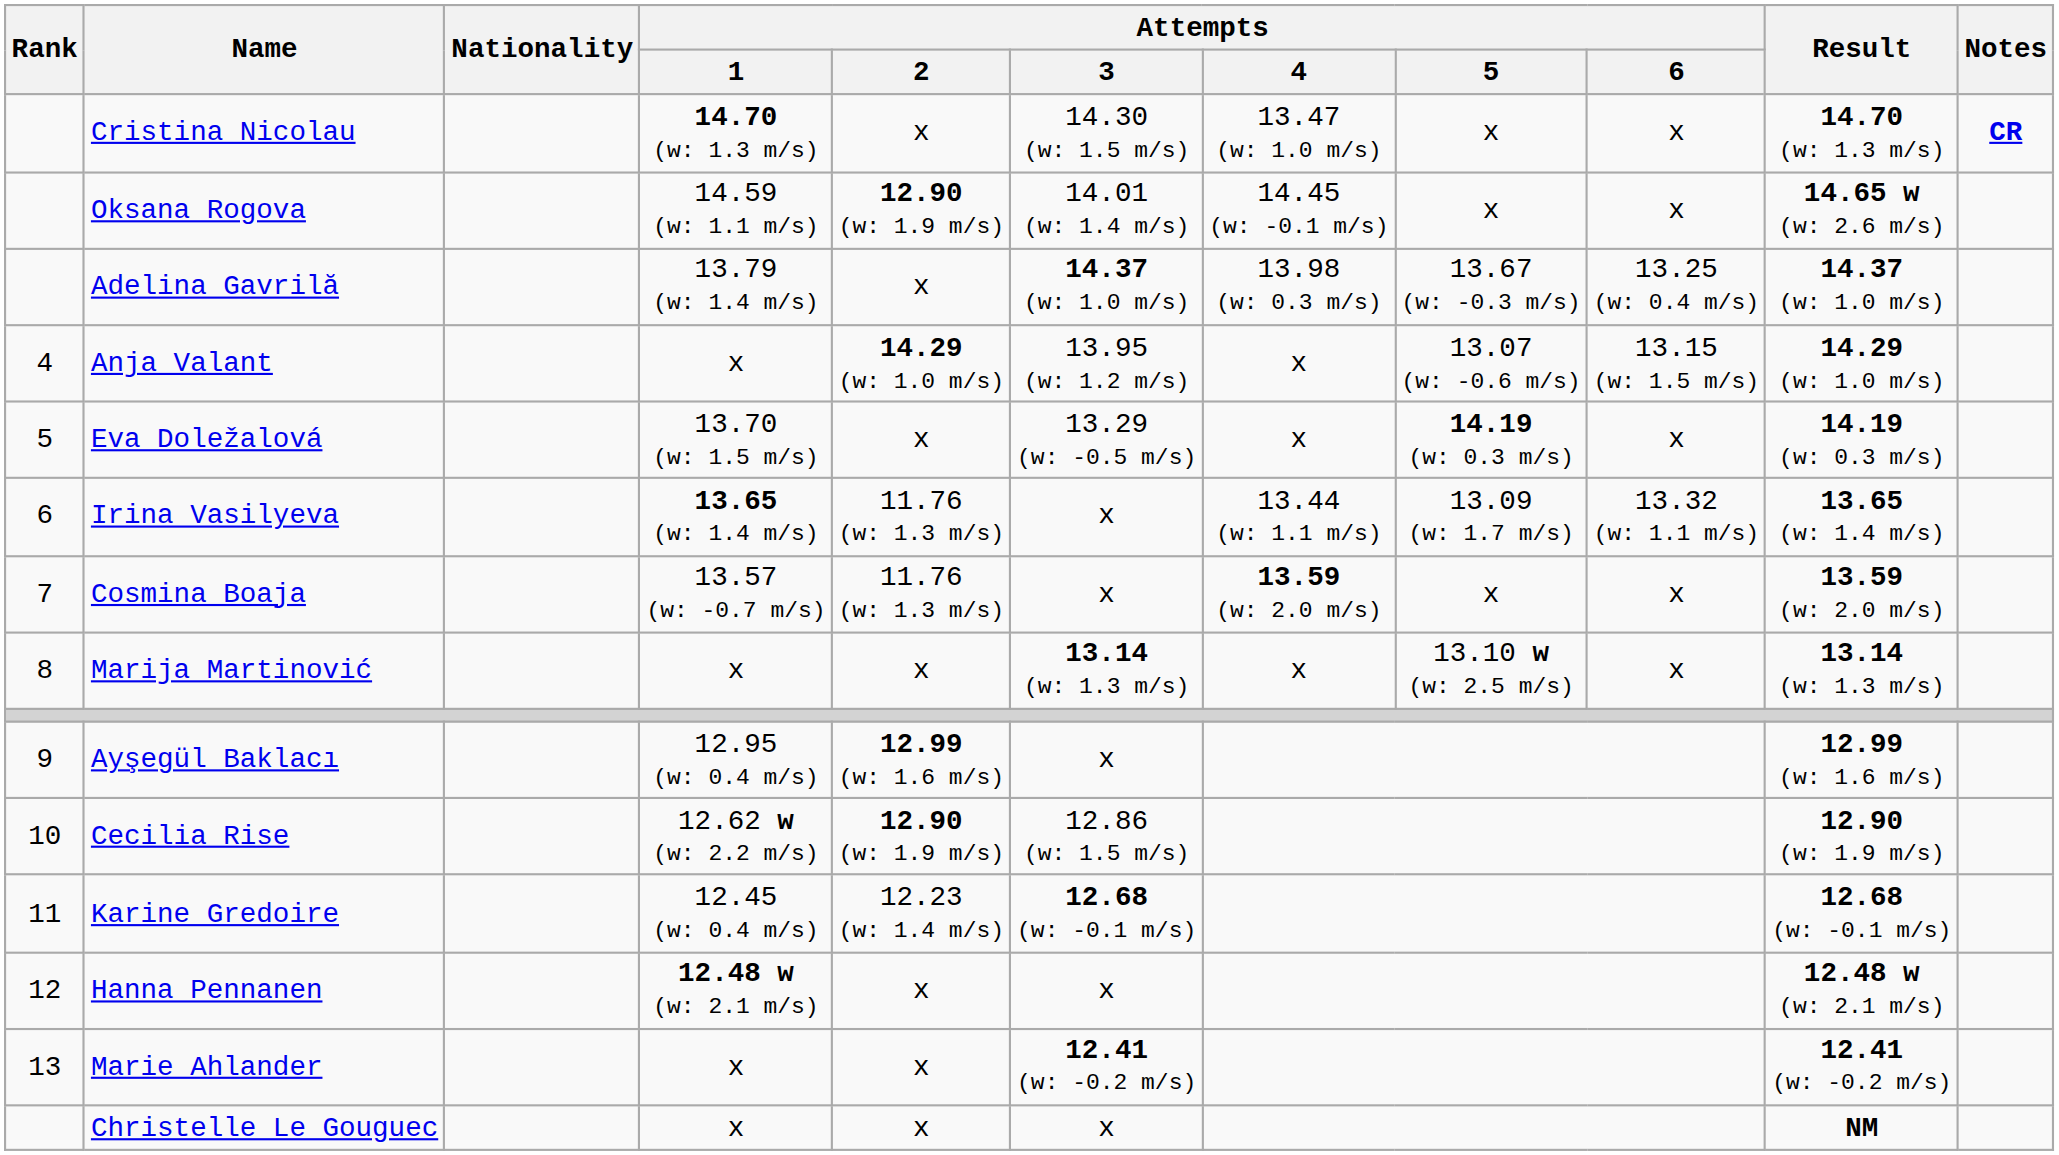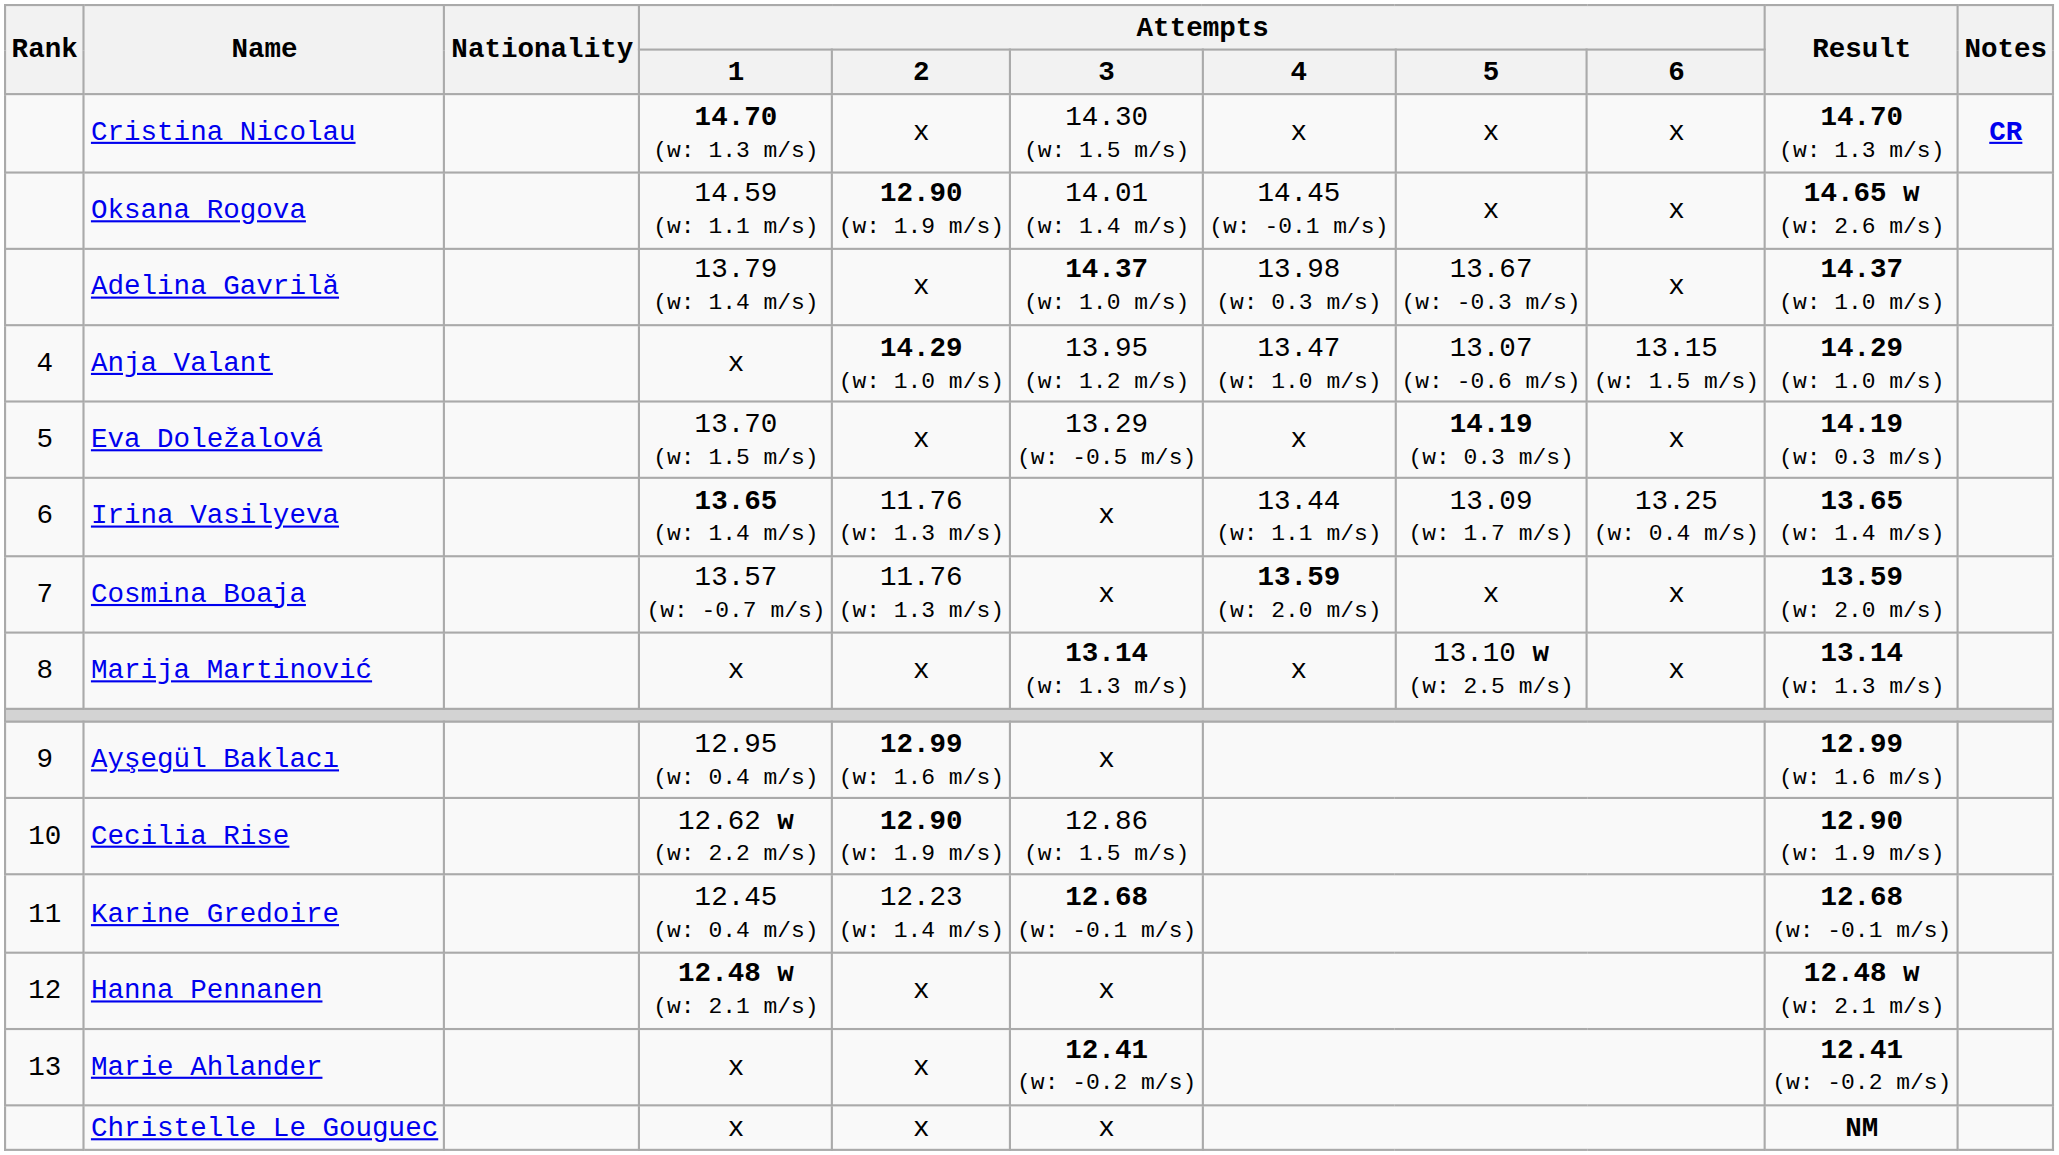(1299, 132) 13.47 (w: 1.0 m/s) -> (1299, 133) x
(1676, 286) 13.25 (w: 0.4 m/s) -> (1676, 287) x
(1299, 363) x -> (1299, 362) 13.47 (w: 1.0 m/s)
(1676, 516) 13.32 (w: 1.1 m/s) -> (1676, 516) 13.25 (w: 0.4 m/s)
